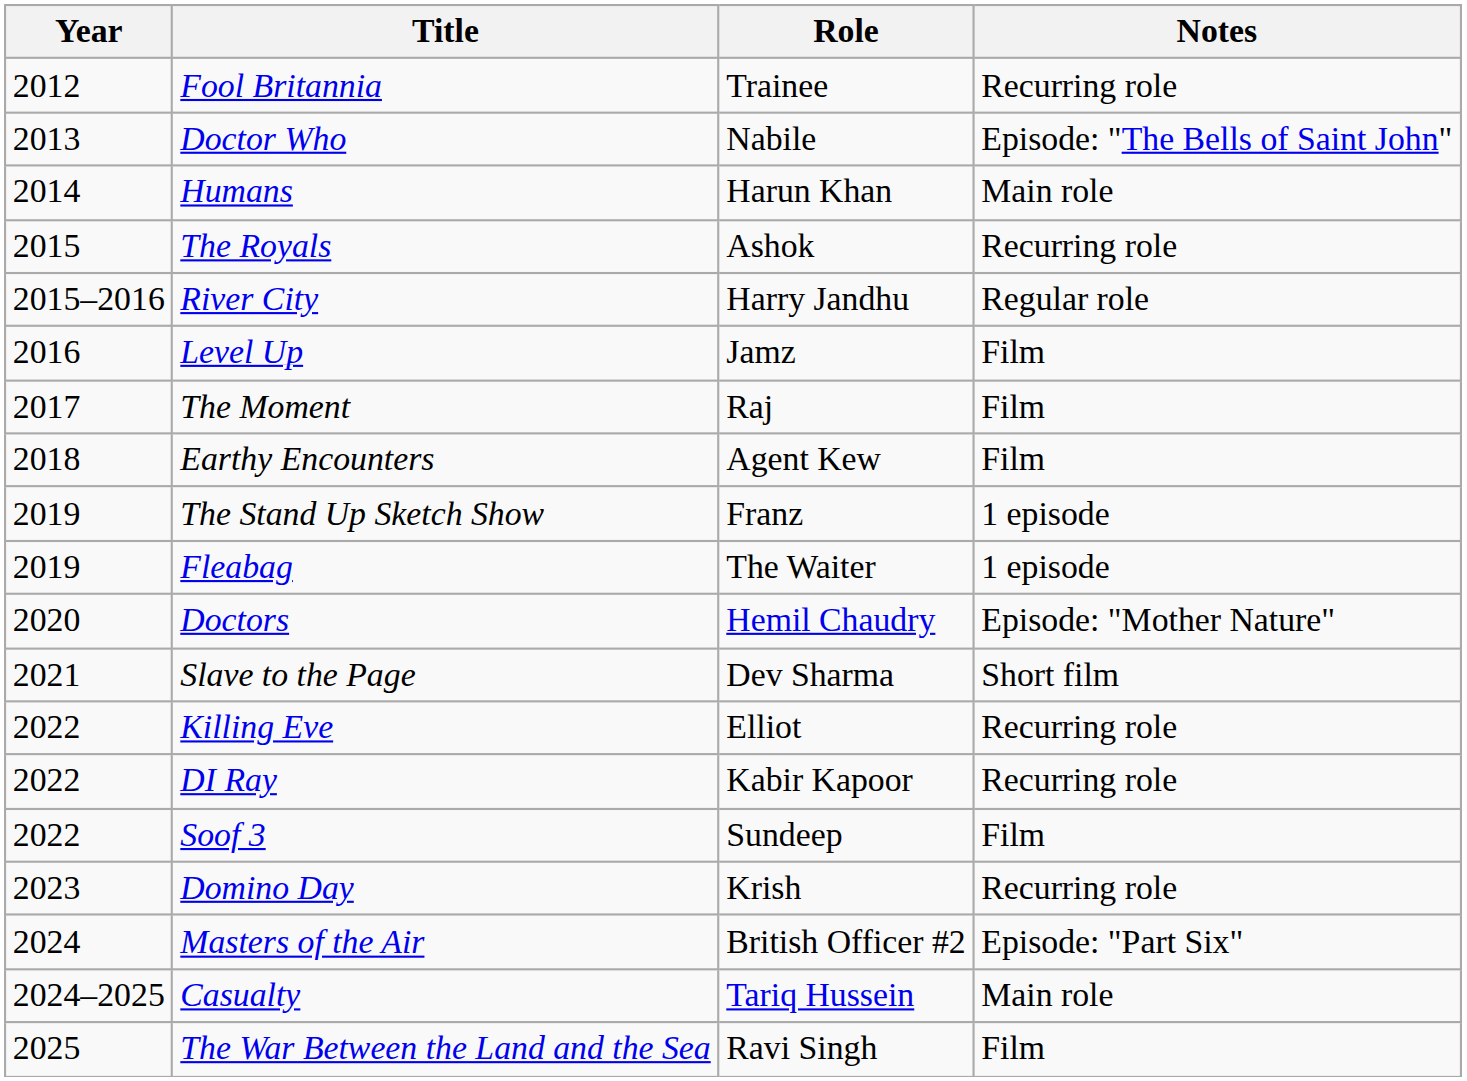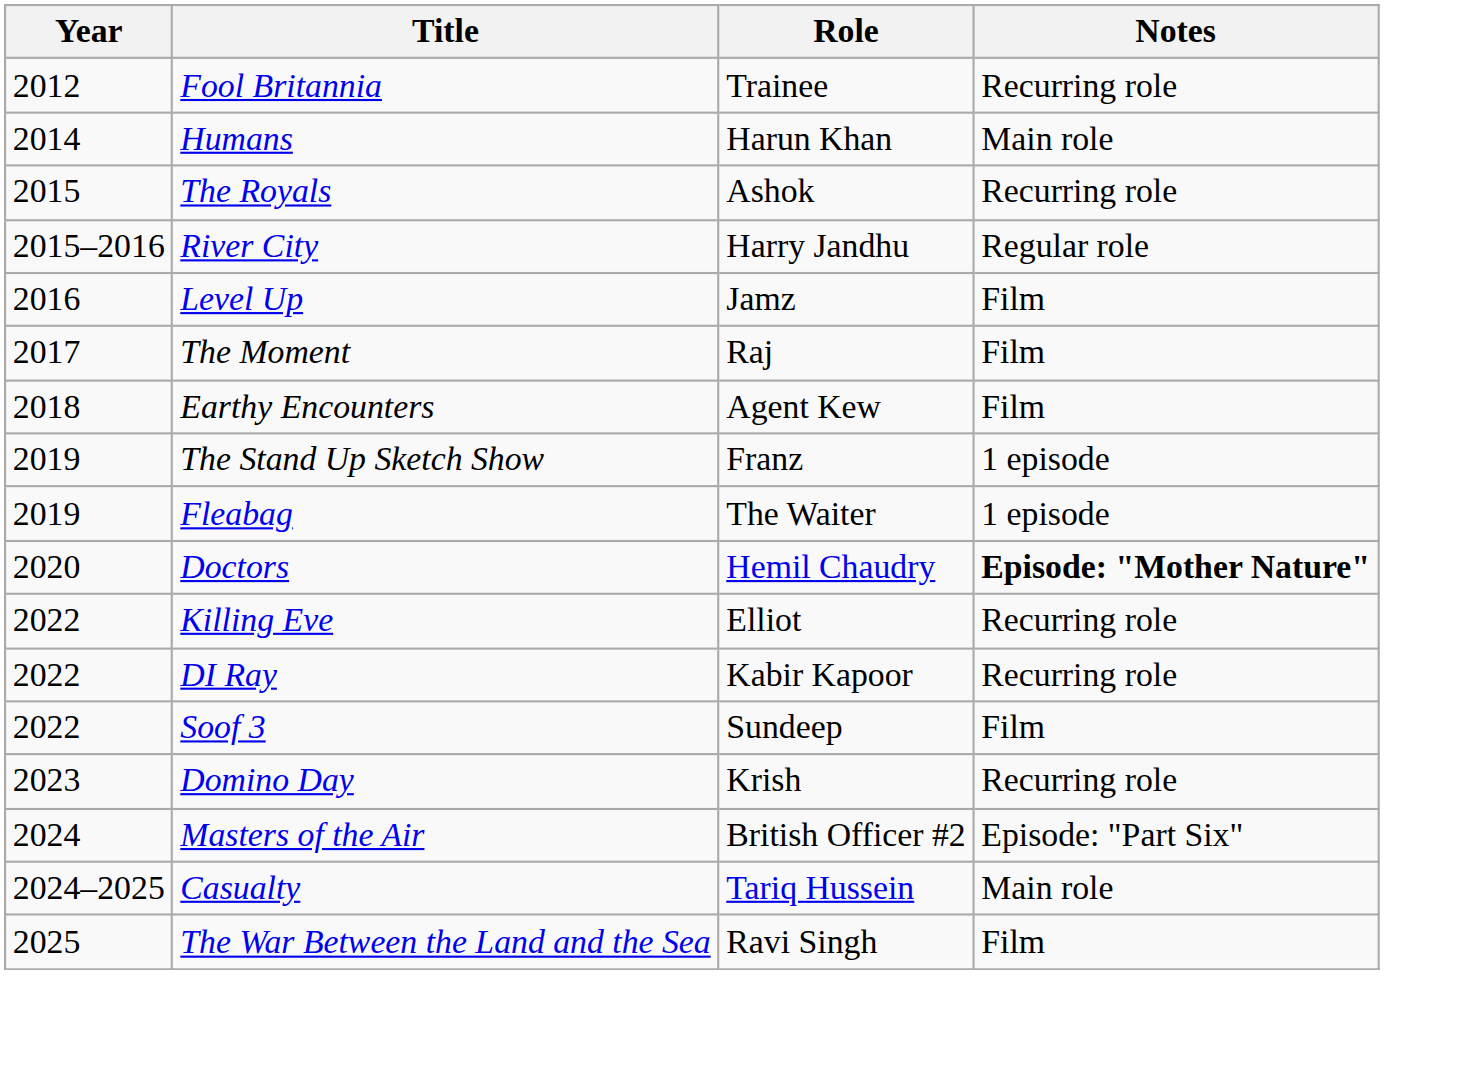- row: (263, 138)
(1158, 620) normal -> (1176, 566) bold
- row: (298, 673)
